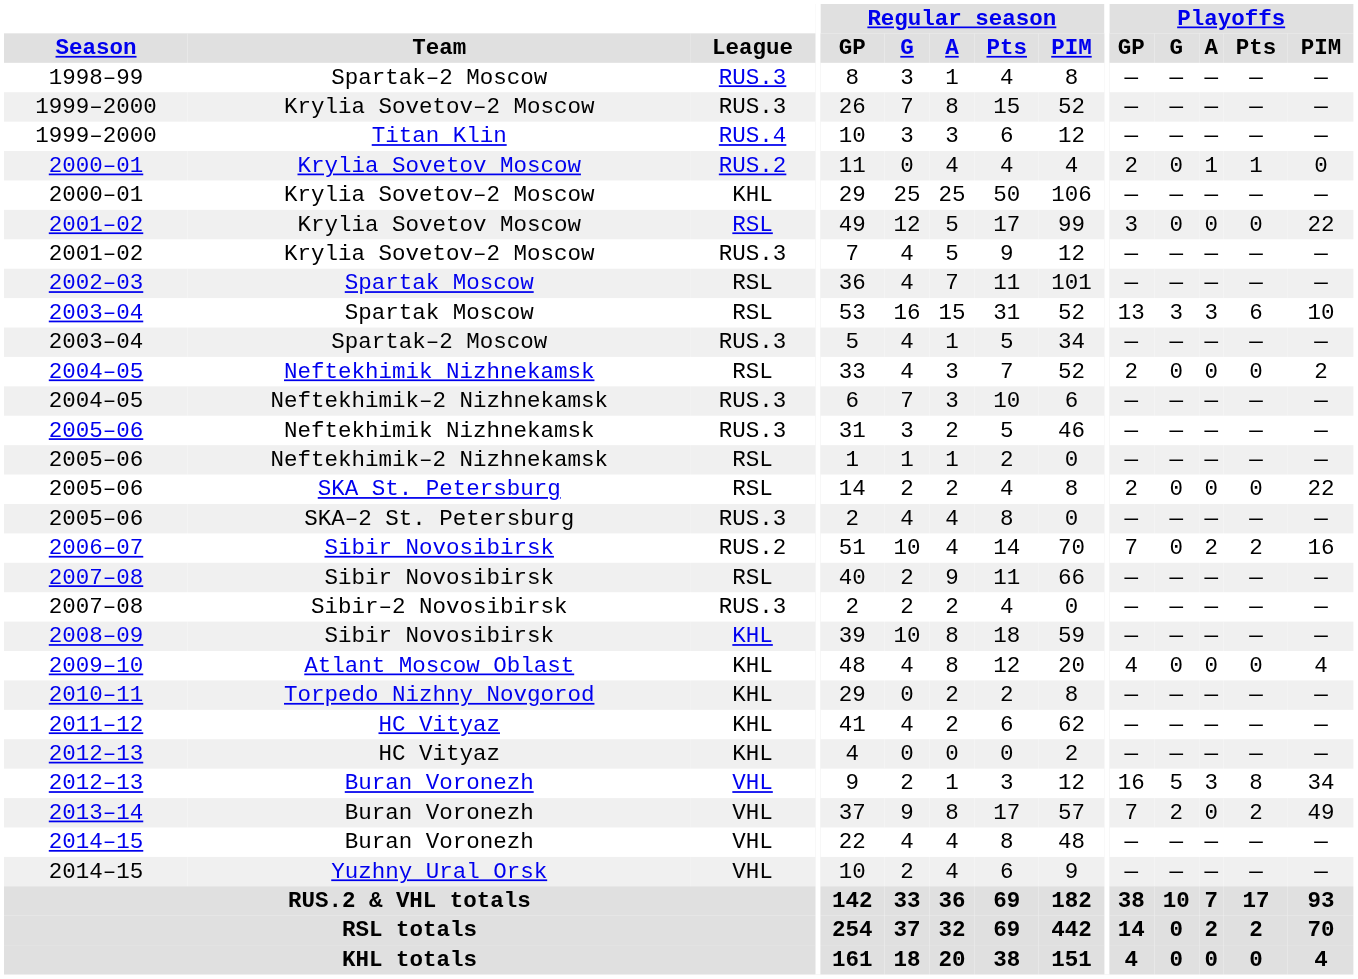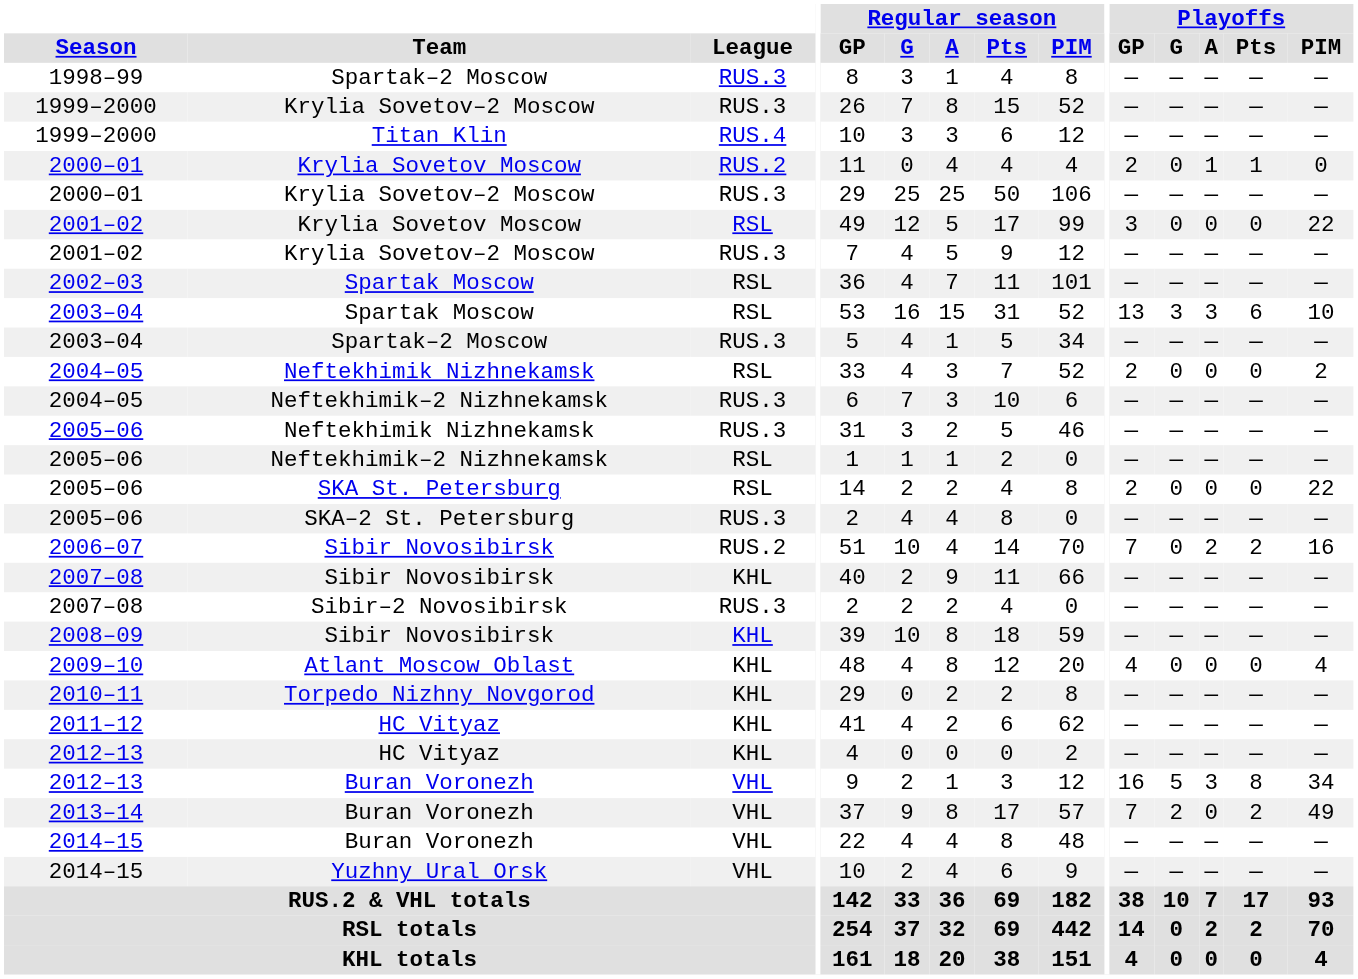(753, 195) KHL -> (753, 195) RUS.3
(753, 577) RSL -> (753, 577) KHL
